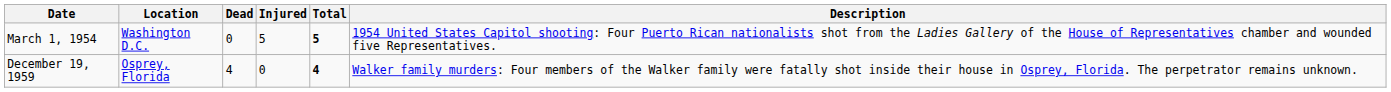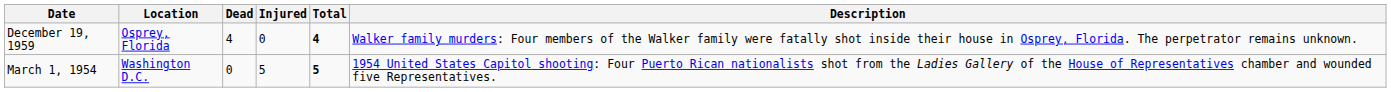rows swapped: (48, 71) <-> (52, 39)
